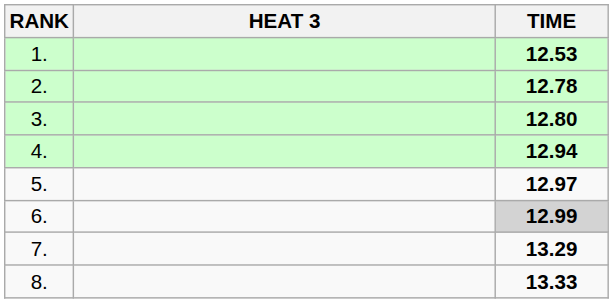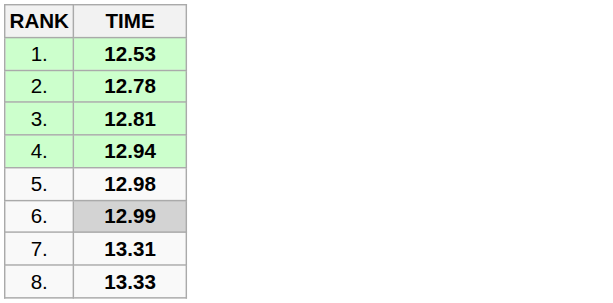- column: (285, 21)
(552, 119) 12.80 -> (130, 119) 12.81
(552, 184) 12.97 -> (130, 184) 12.98
(552, 249) 13.29 -> (130, 249) 13.31
